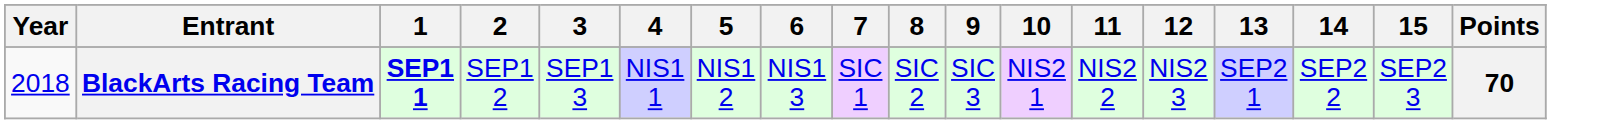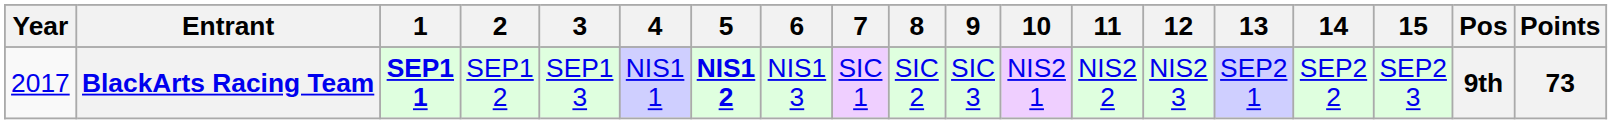+ column: (1483, 26)
(40, 82) 2018 -> (40, 82) 2017
(726, 82) normal -> (726, 82) bold
(1499, 82) 70 -> (1560, 82) 73
